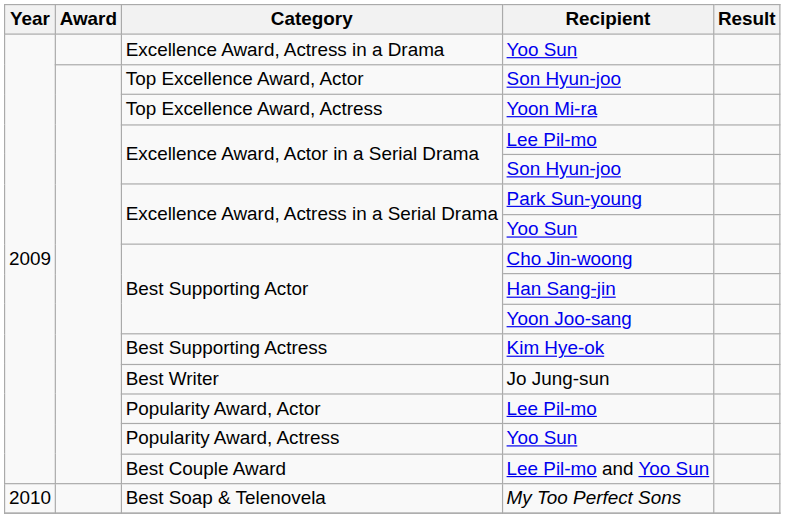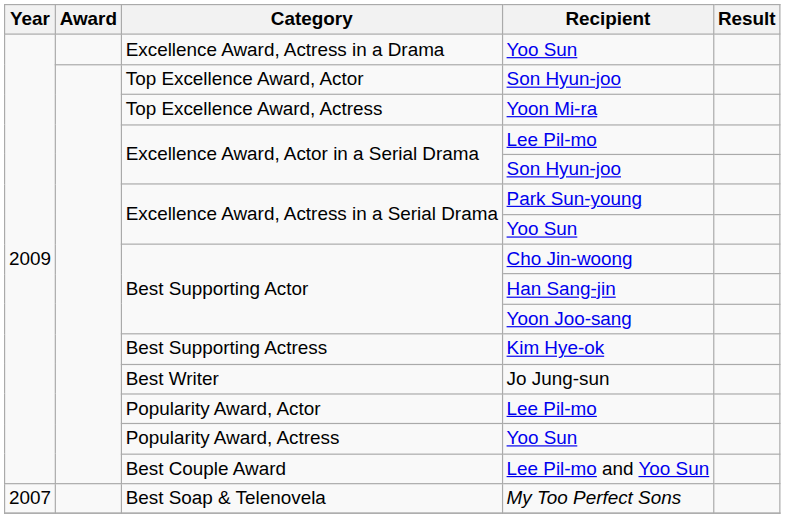(30, 498) 2010 -> (30, 498) 2007
